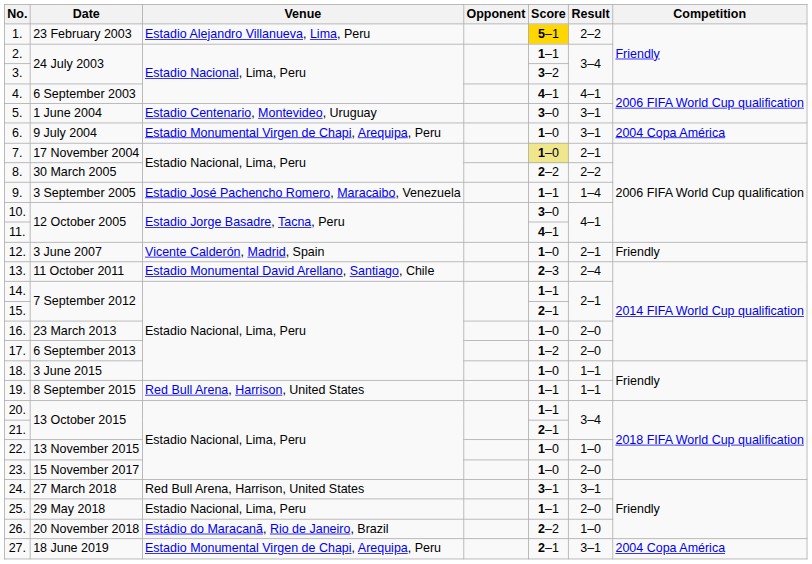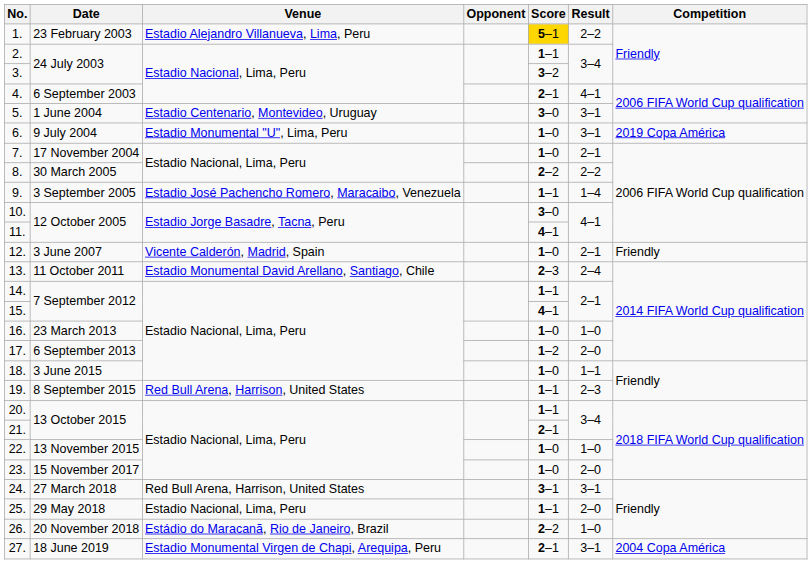(548, 93) 4–1 -> (548, 93) 2–1
(293, 133) Estadio Monumental Virgen de Chapi, Arequipa, Peru -> (246, 133) Estadio Monumental "U", Lima, Peru
(670, 133) 2004 Copa América -> (670, 133) 2019 Copa América
(548, 152) khaki background -> (548, 152) no background
(548, 311) 2–1 -> (548, 311) 4–1
(591, 331) 2–0 -> (591, 331) 1–0
(591, 390) 1–1 -> (591, 390) 2–3
